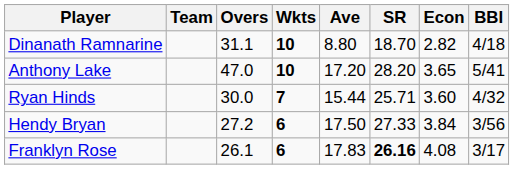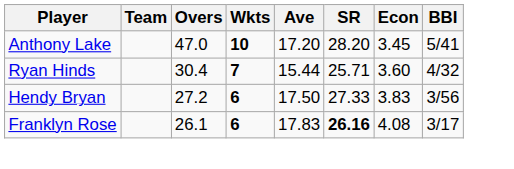- row: (85, 44)
(440, 71) 3.65 -> (394, 44) 3.45
(237, 97) 30.0 -> (191, 71) 30.4
(440, 124) 3.84 -> (394, 97) 3.83
